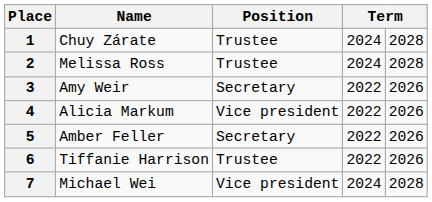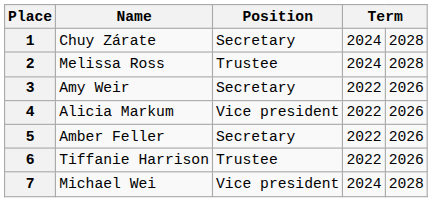(247, 40) Trustee -> (256, 40) Secretary
